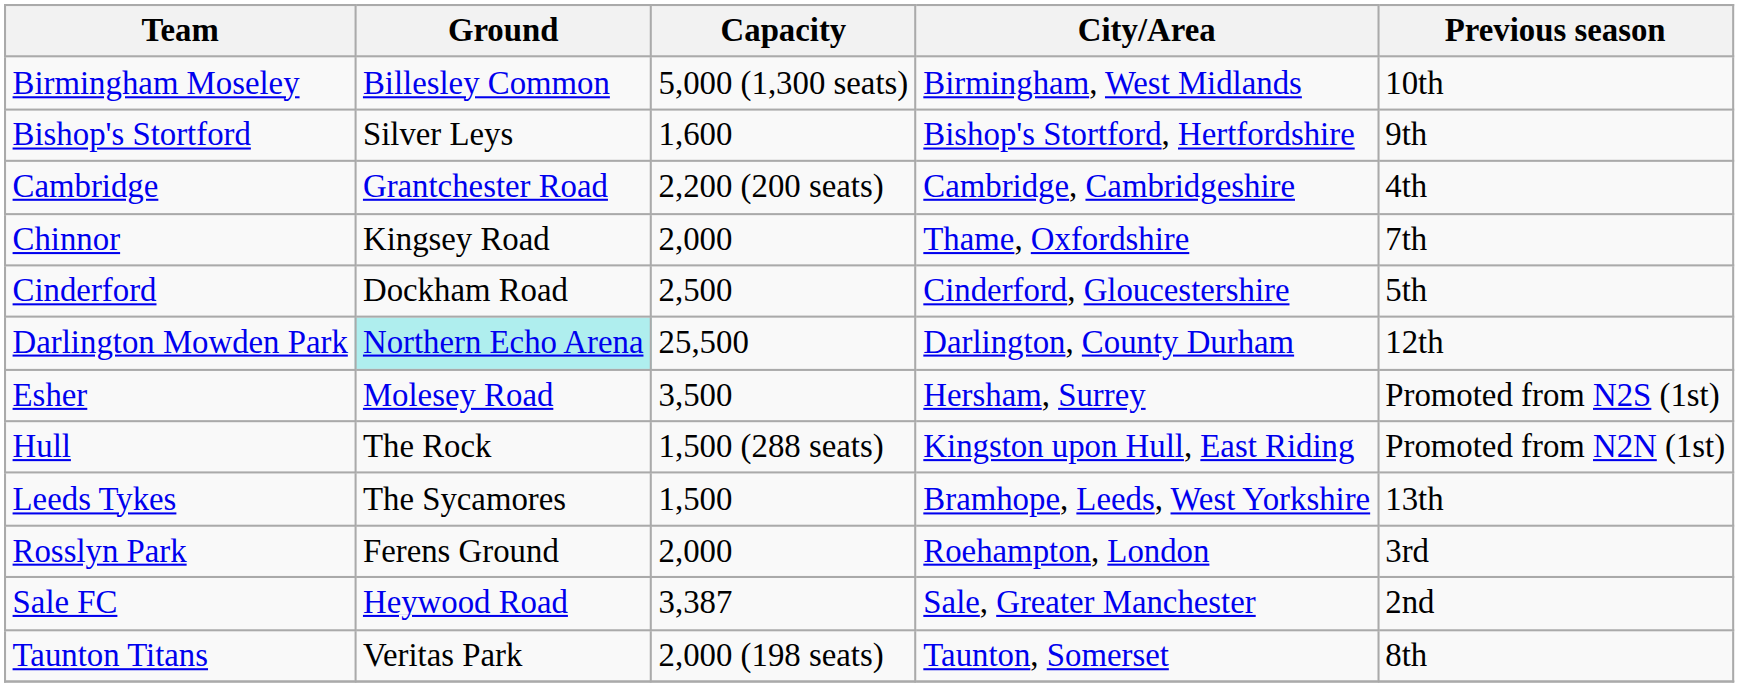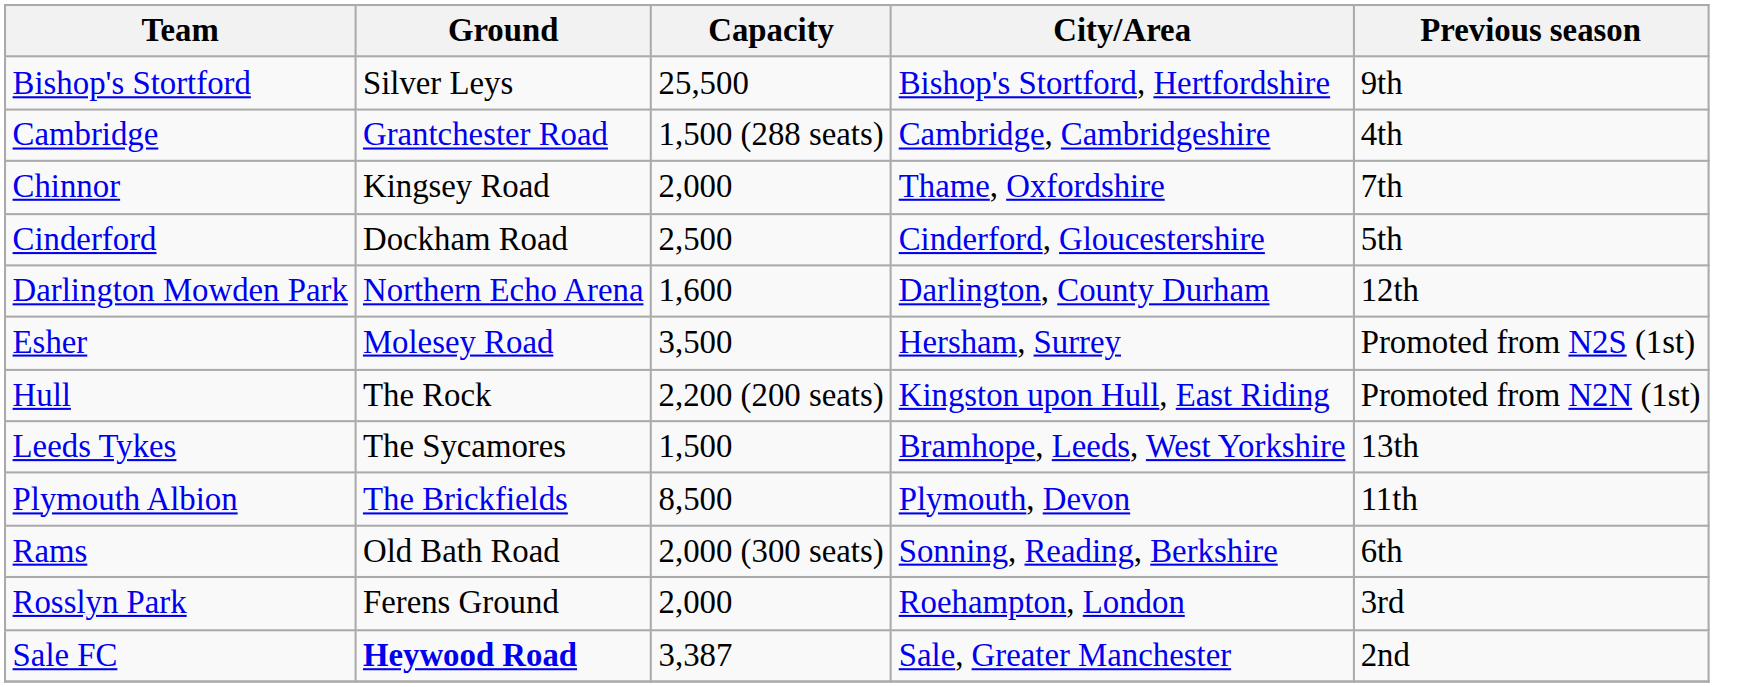- row: (156, 82)
(695, 134) 1,600 -> (704, 82) 25,500
(771, 186) 2,200 (200 seats) -> (771, 134) 1,500 (288 seats)
(503, 342) paleturquoise background -> (503, 290) no background
(704, 342) 25,500 -> (695, 290) 1,600
(771, 446) 1,500 (288 seats) -> (771, 394) 2,200 (200 seats)
+ row: (125, 498)
+ row: (50, 550)
(465, 602) normal -> (470, 654) bold
- row: (110, 654)
